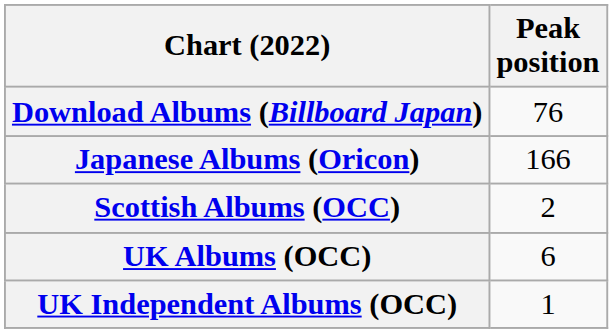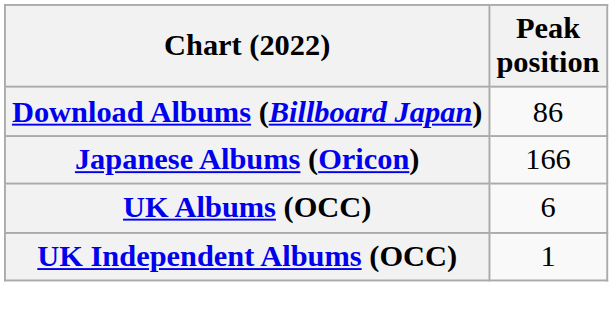(548, 111) 76 -> (548, 111) 86
- row: (247, 207)
